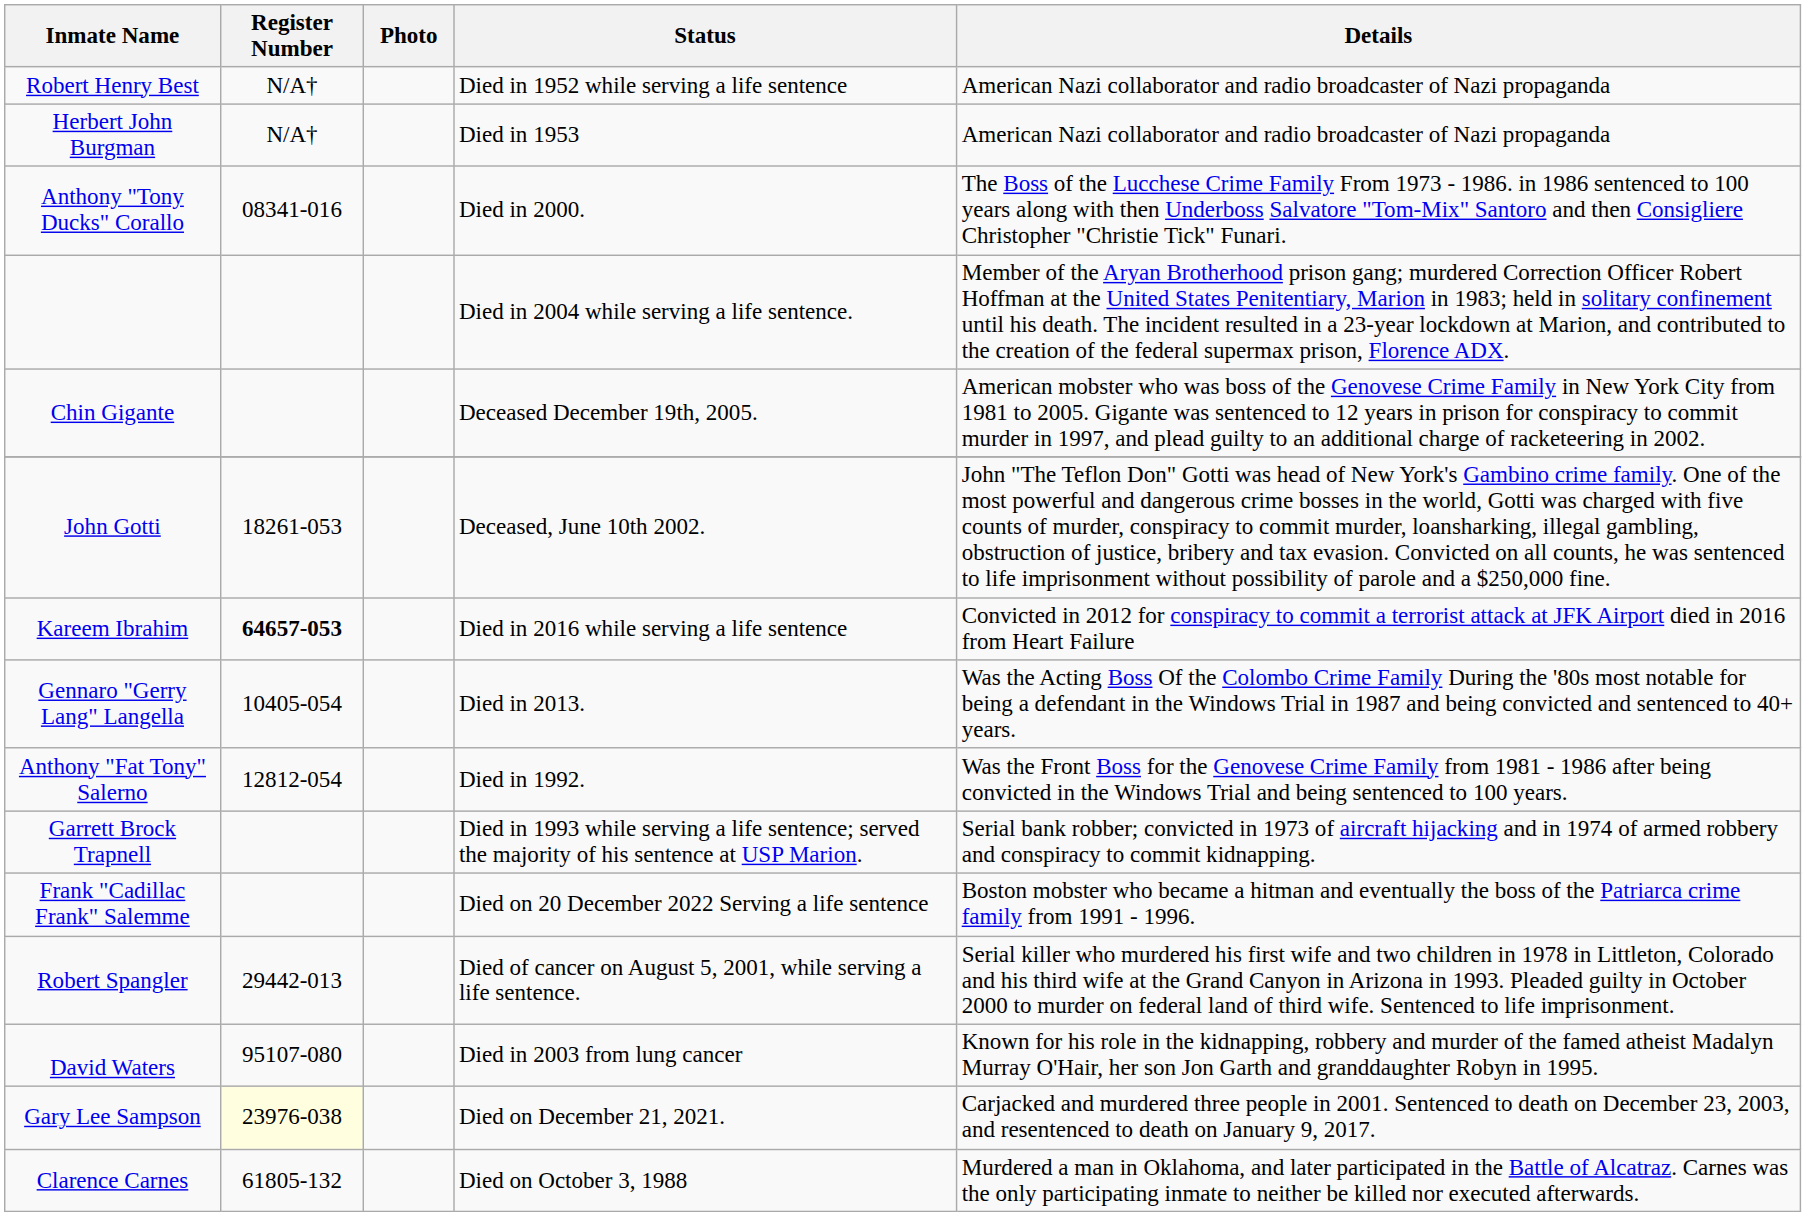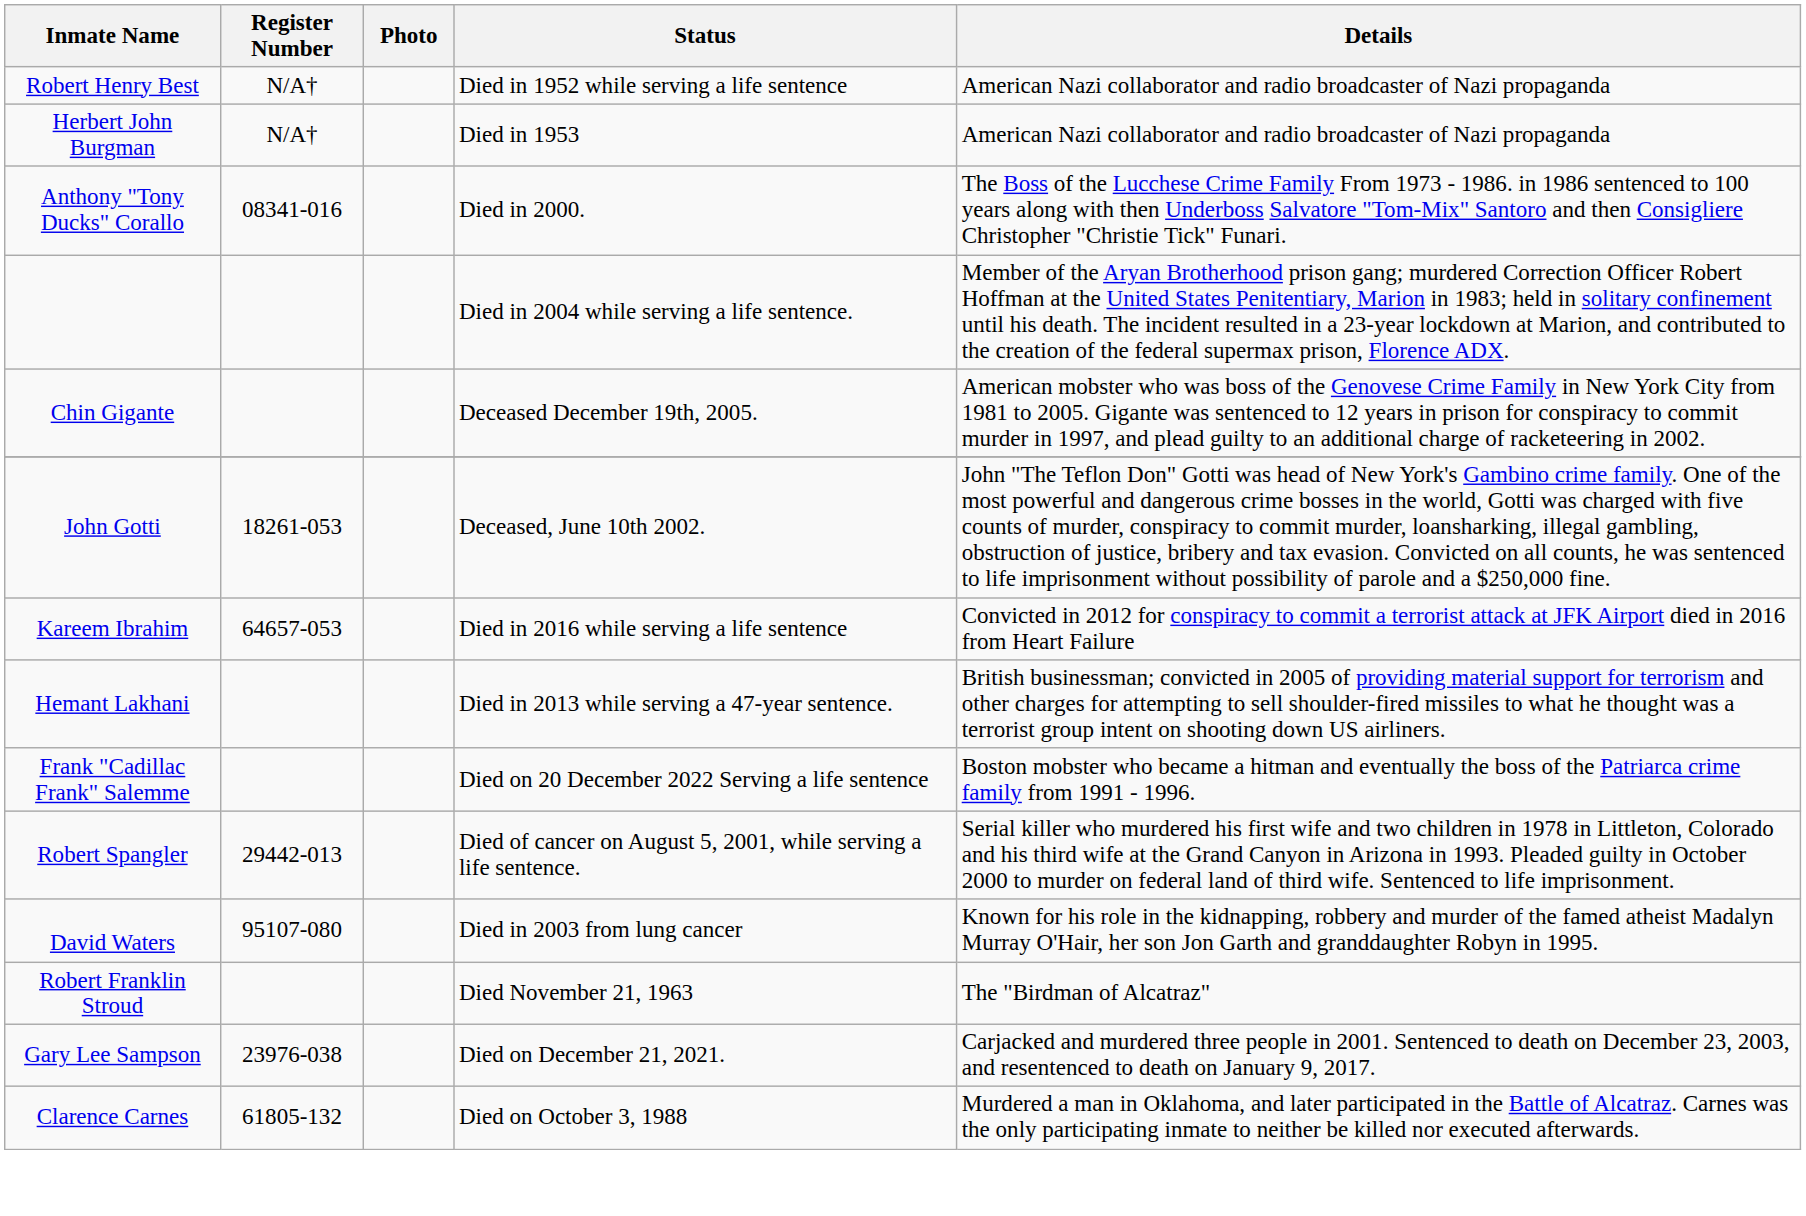(292, 628) bold -> (292, 628) normal
+ row: (112, 703)
- row: (112, 703)
- row: (112, 779)
- row: (112, 841)
+ row: (112, 992)
(292, 1117) lightyellow background -> (292, 1055) no background
